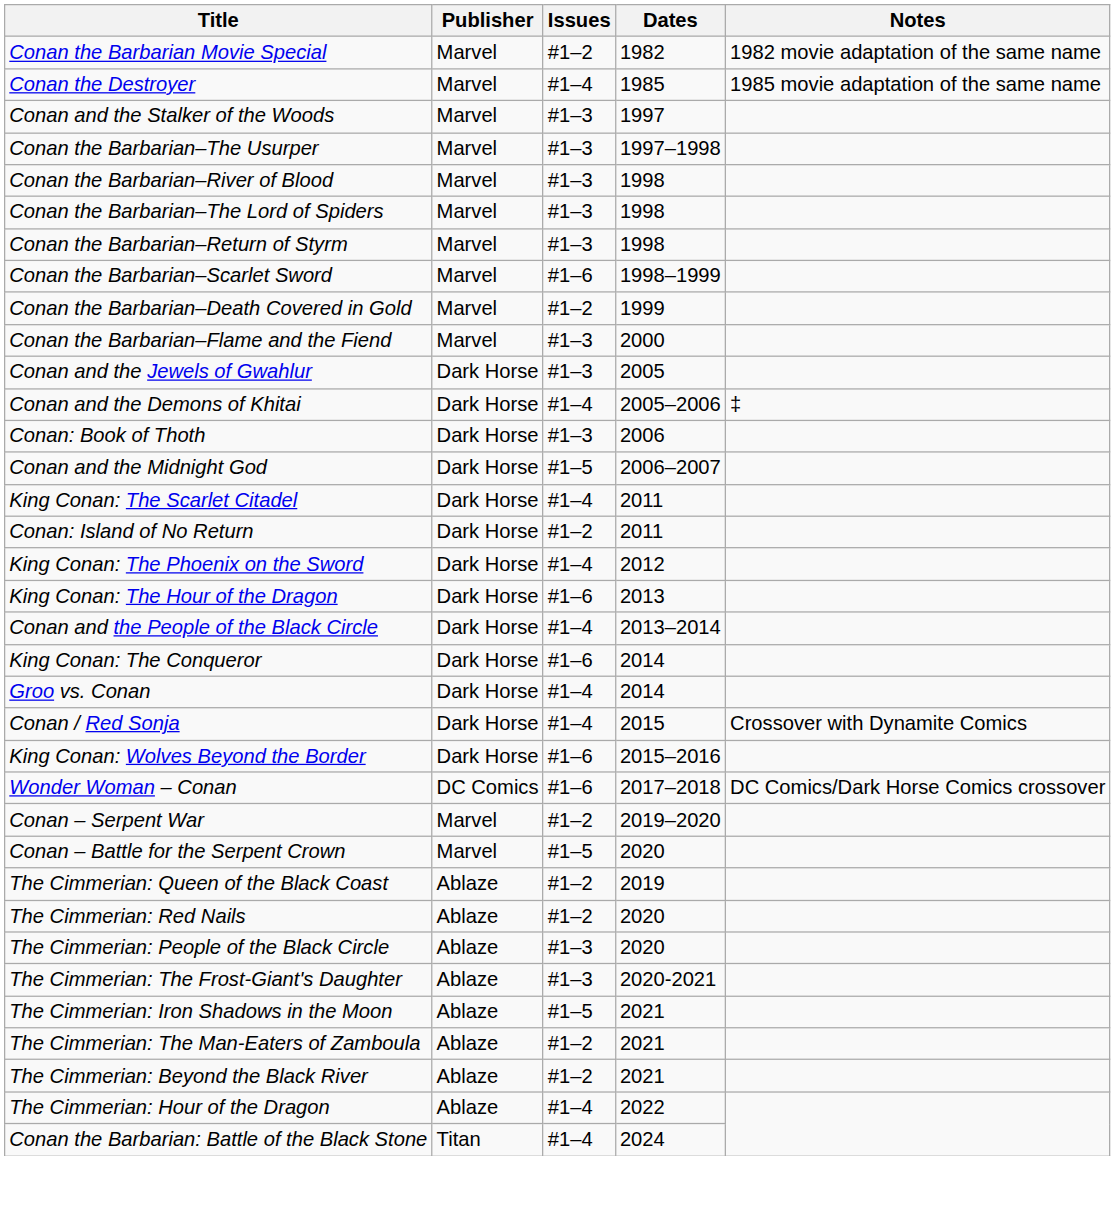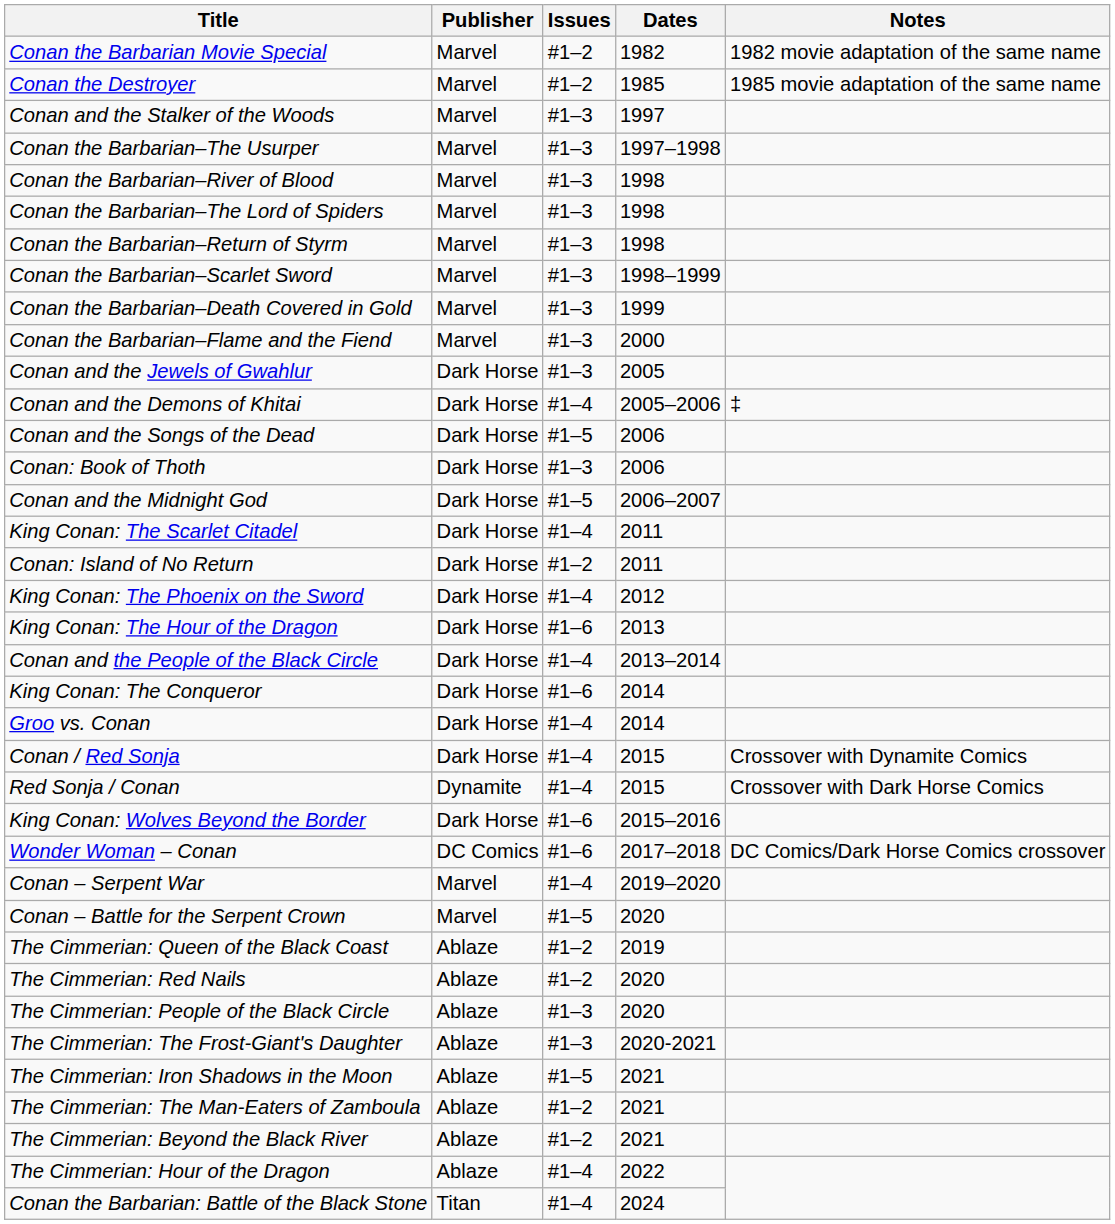(570, 84) #1–4 -> (570, 84) #1–2
(570, 276) #1–6 -> (570, 276) #1–3
(570, 308) #1–2 -> (570, 308) #1–3
+ row: (162, 436)
+ row: (94, 787)
(570, 819) #1–2 -> (570, 883) #1–4
